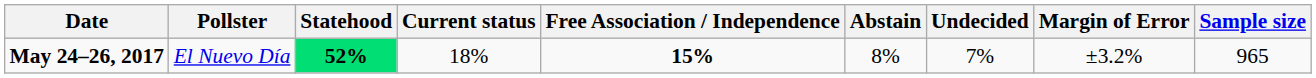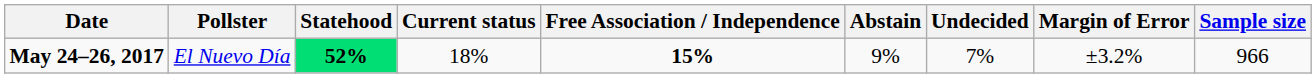(885, 55) 8% -> (885, 55) 9%
(1253, 55) 965 -> (1253, 55) 966
